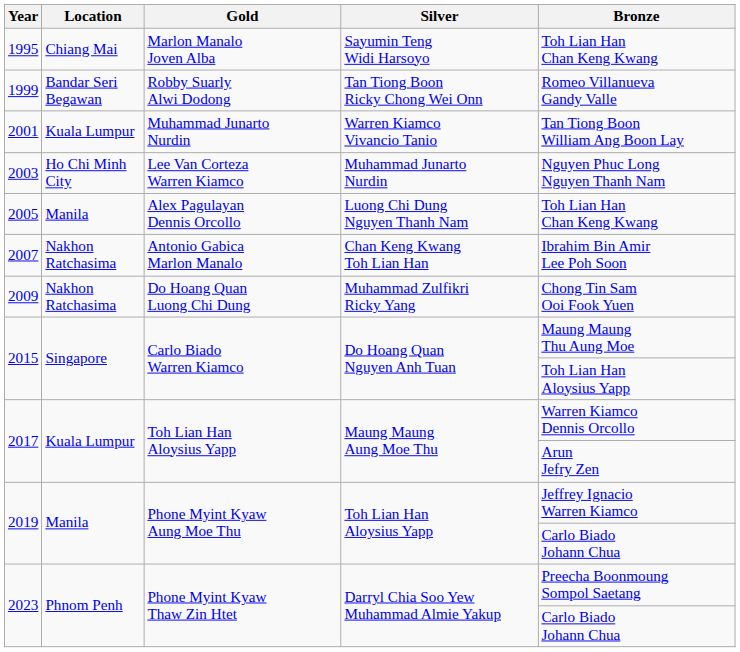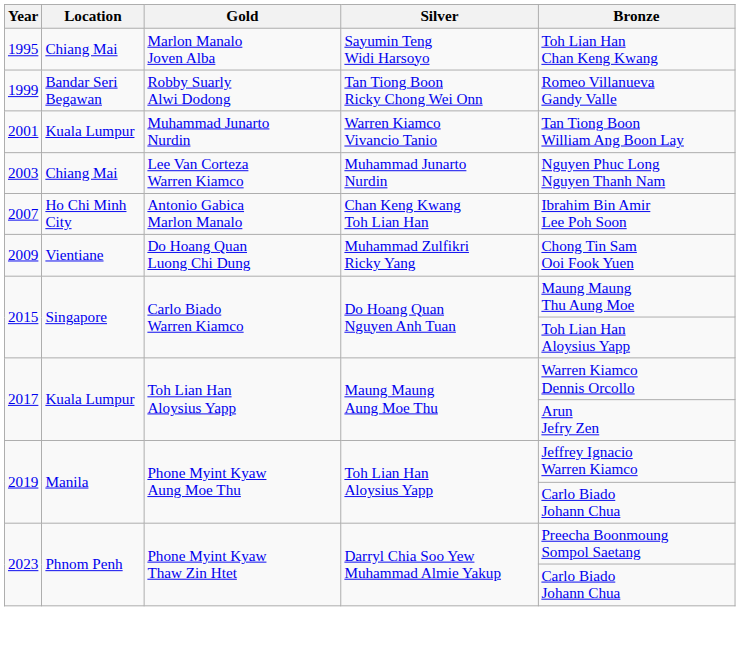(86, 172) Ho Chi Minh City -> (81, 172) Chiang Mai
- row: (23, 214)
(81, 255) Nakhon Ratchasima -> (86, 214) Ho Chi Minh City
(81, 296) Nakhon Ratchasima -> (74, 255) Vientiane
